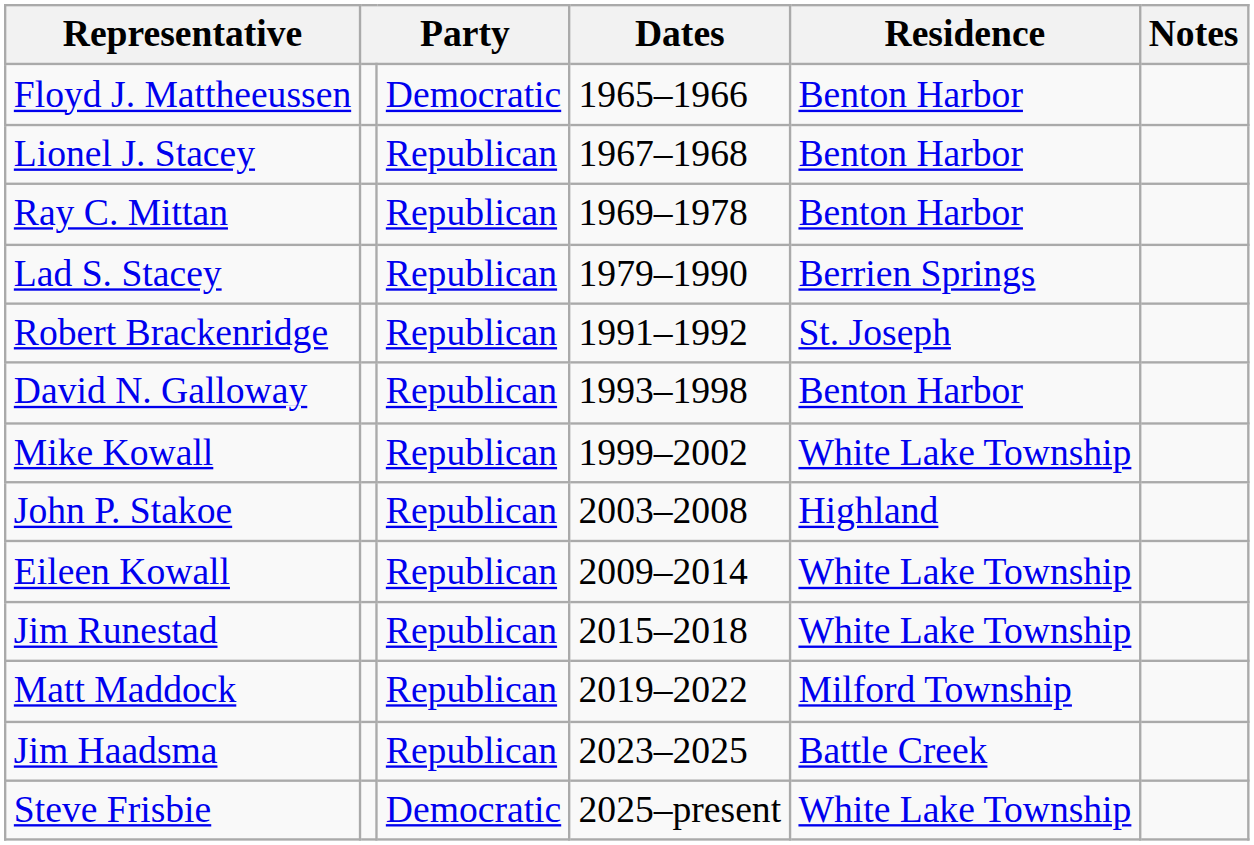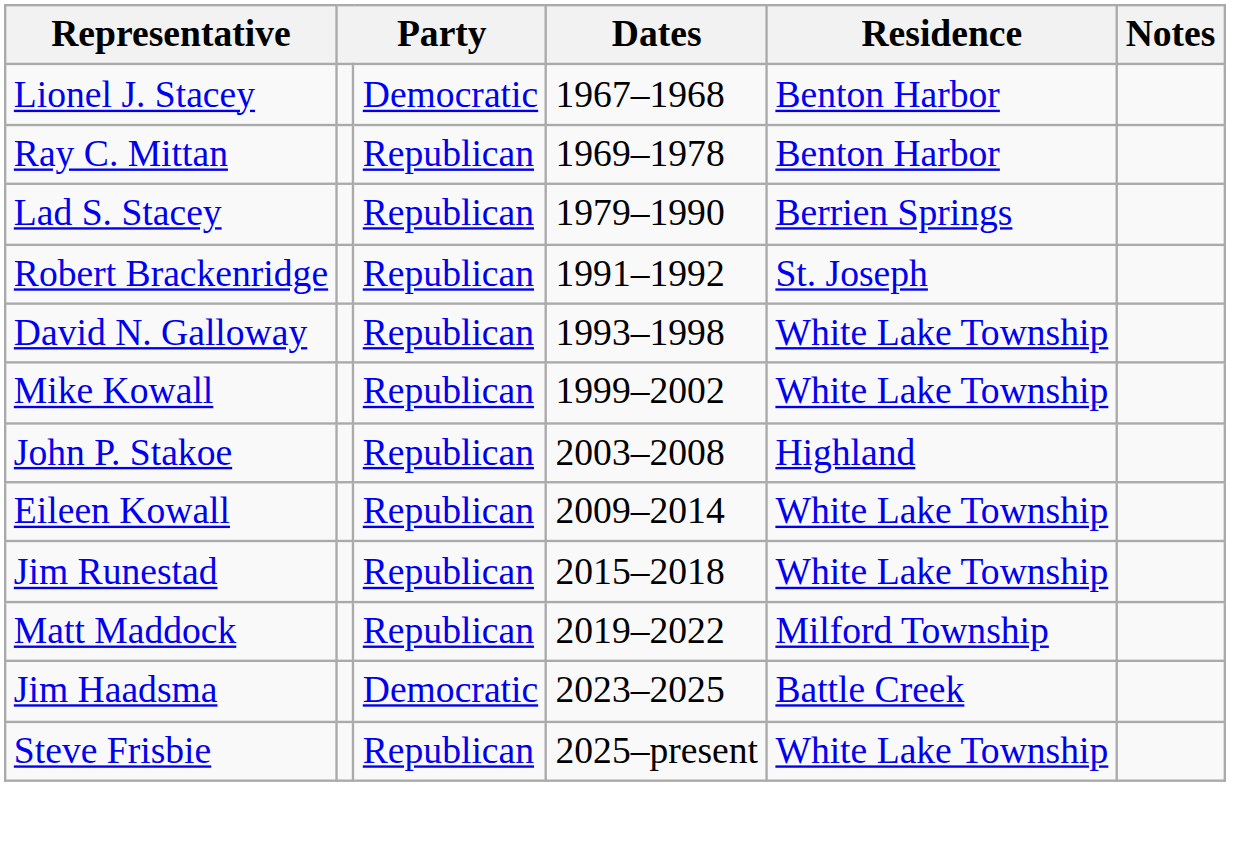- row: (183, 93)
(471, 153) Republican -> (450, 93) Democratic
(911, 392) Benton Harbor -> (942, 332) White Lake Township
(471, 749) Republican -> (450, 690) Democratic
(474, 809) Democratic -> (448, 749) Republican
